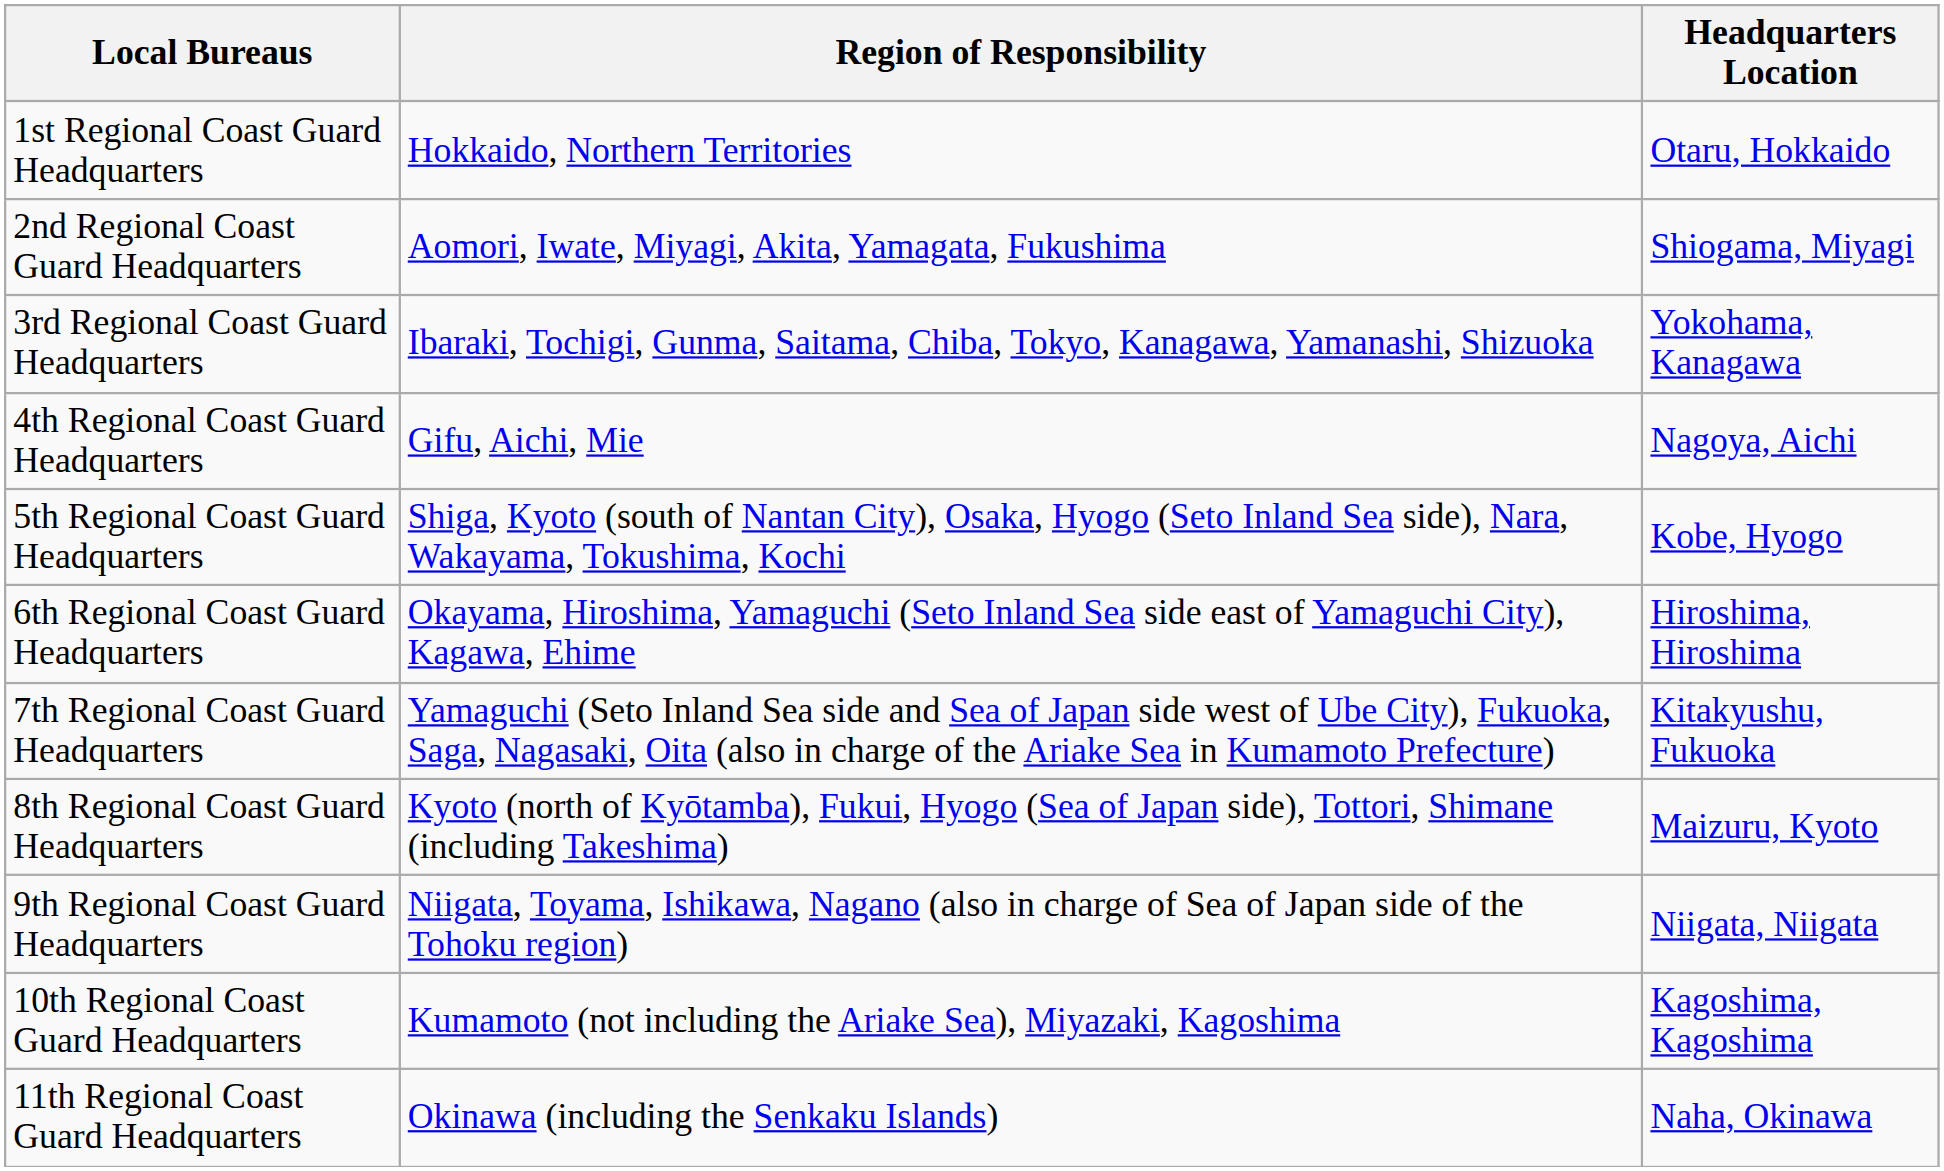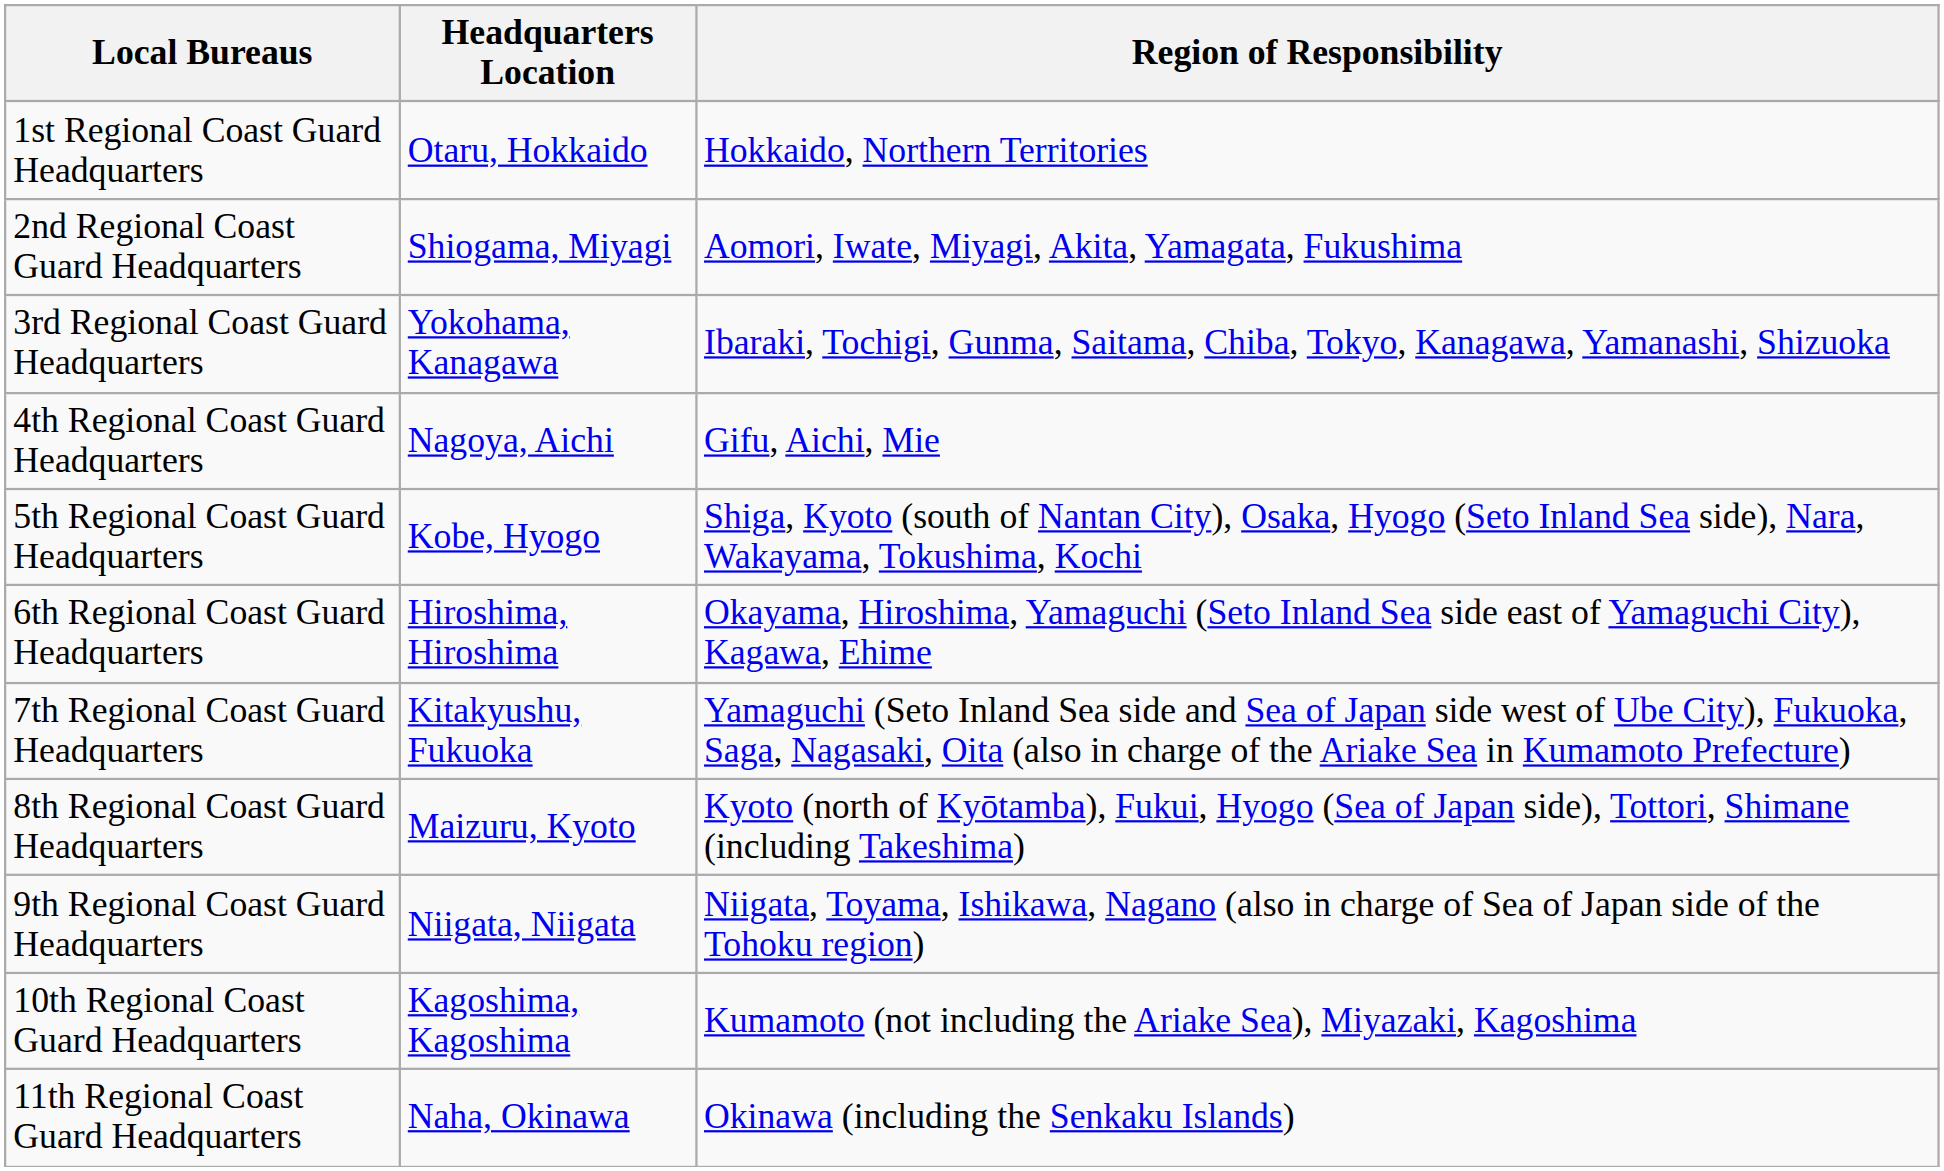columns swapped: (1790, 52) <-> (1021, 52)
